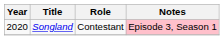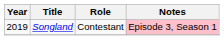(17, 27) 2020 -> (17, 27) 2019
